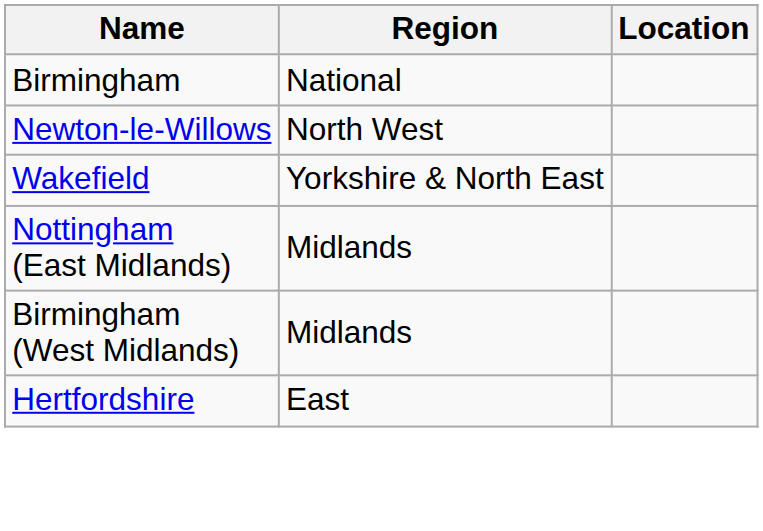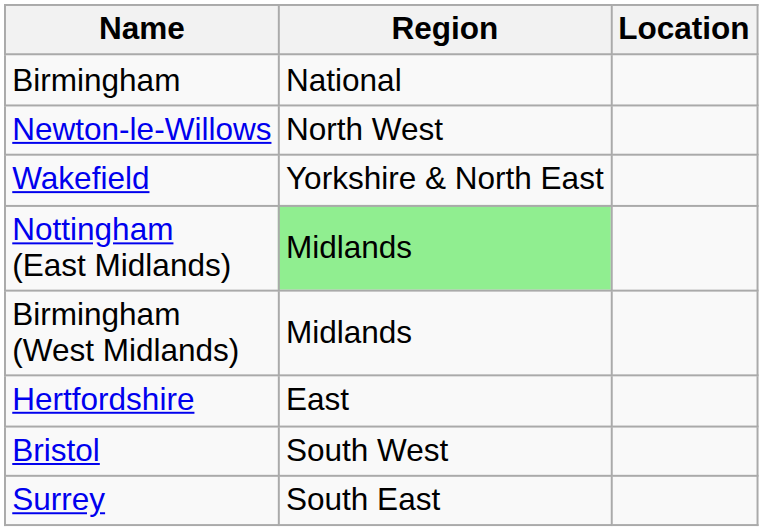(349, 247) no background -> (349, 247) lightgreen background
+ row: (56, 450)
+ row: (59, 500)
